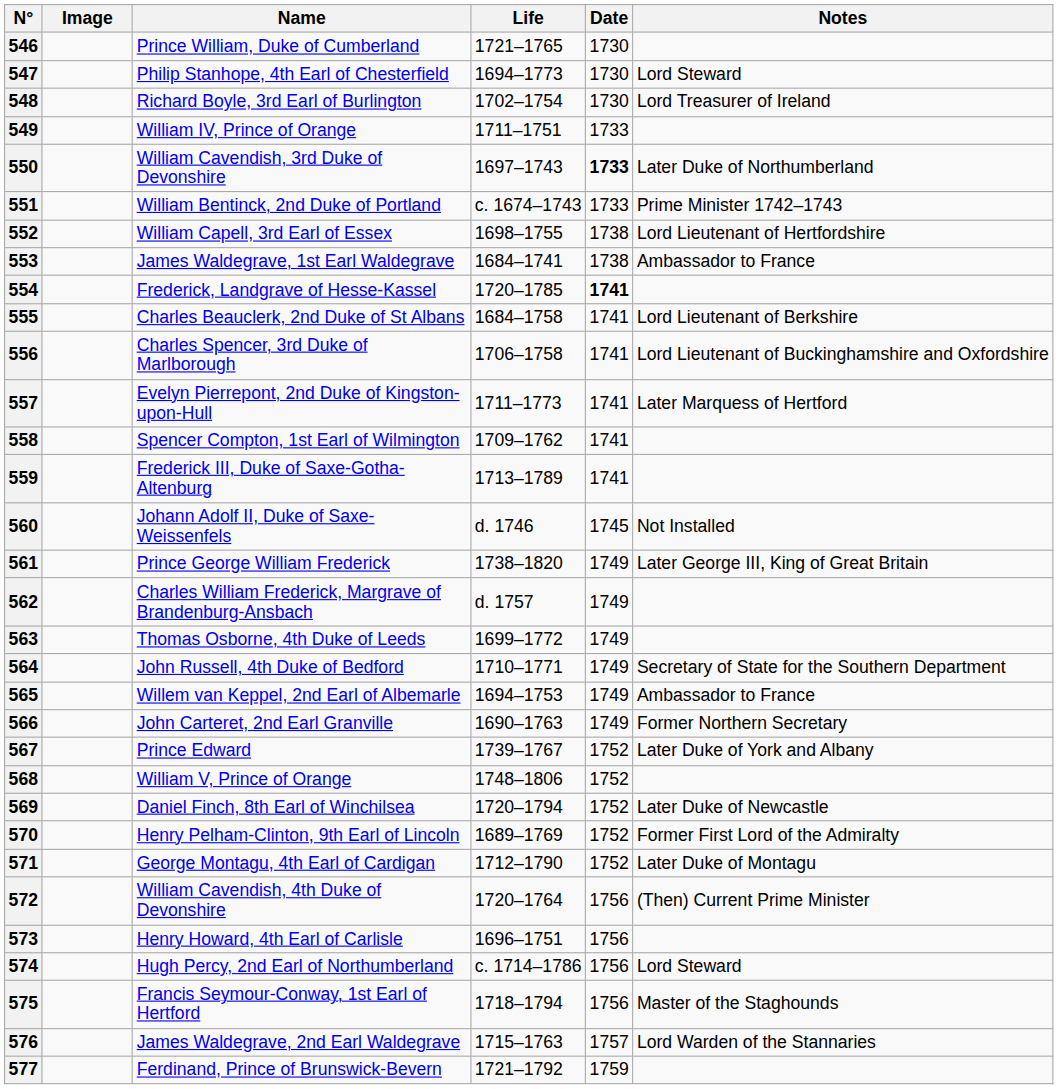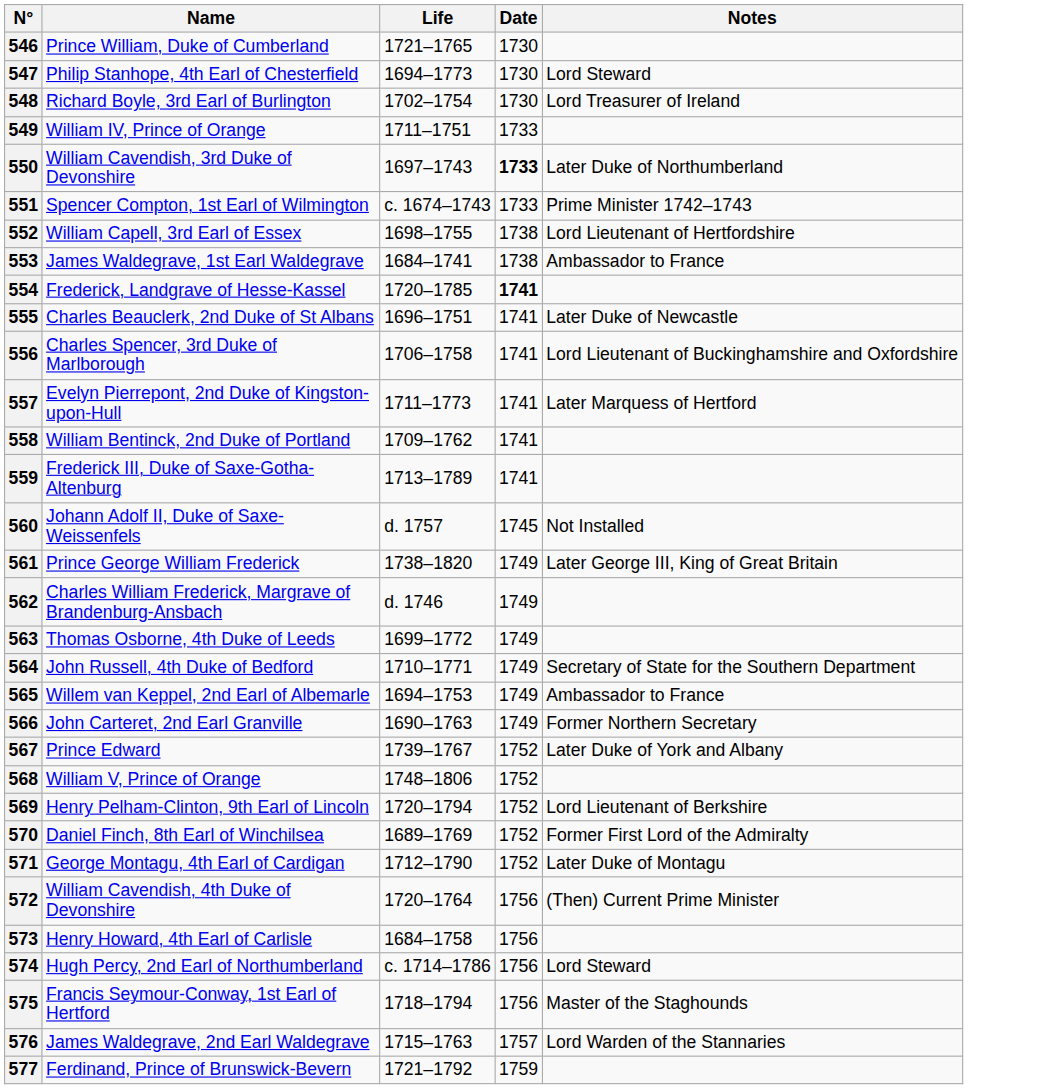- column: (87, 18)
(289, 205) William Bentinck, 2nd Duke of Portland -> (208, 205) Spencer Compton, 1st Earl of Wilmington
(519, 317) 1684–1758 -> (428, 317) 1696–1751
(747, 317) Lord Lieutenant of Berkshire -> (642, 317) Later Duke of Newcastle
(298, 440) Spencer Compton, 1st Earl of Wilmington -> (198, 440) William Bentinck, 2nd Duke of Portland
(504, 526) d. 1746 -> (414, 526) d. 1757
(504, 601) d. 1757 -> (414, 601) d. 1746
(276, 807) Daniel Finch, 8th Earl of Winchilsea -> (208, 807) Henry Pelham-Clinton, 9th Earl of Lincoln
(733, 807) Later Duke of Newcastle -> (657, 807) Lord Lieutenant of Berkshire
(298, 835) Henry Pelham-Clinton, 9th Earl of Lincoln -> (185, 835) Daniel Finch, 8th Earl of Winchilsea
(519, 938) 1696–1751 -> (428, 938) 1684–1758
